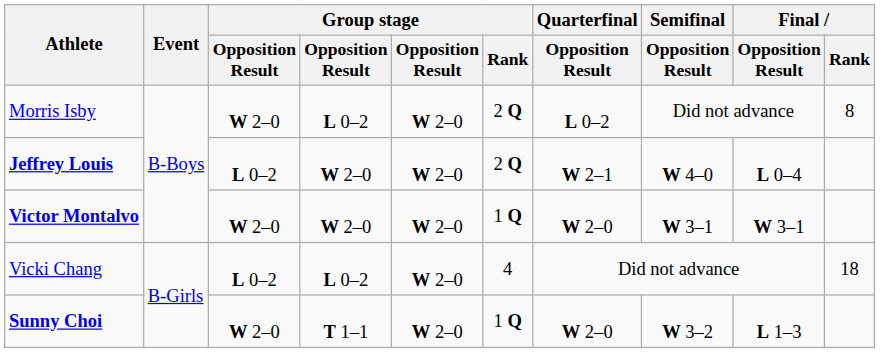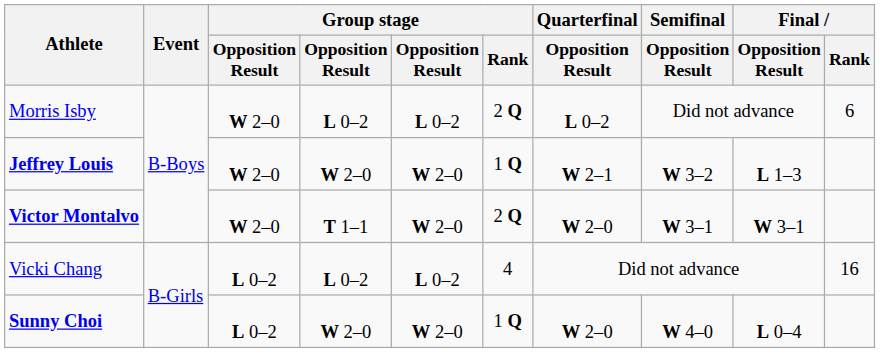(437, 122) W 2–0 -> (437, 122) L 0–2
(850, 111) 8 -> (850, 111) 6
(254, 174) L 0–2 -> (254, 174) W 2–0
(508, 163) 2 Q -> (508, 163) 1 Q
(688, 174) W 4–0 -> (688, 174) W 3–2
(779, 174) L 0–4 -> (779, 174) L 1–3
(346, 227) W 2–0 -> (346, 227) T 1–1
(508, 216) 1 Q -> (508, 216) 2 Q
(437, 279) W 2–0 -> (437, 279) L 0–2
(850, 268) 18 -> (850, 268) 16
(254, 332) W 2–0 -> (254, 332) L 0–2
(346, 332) T 1–1 -> (346, 332) W 2–0
(688, 332) W 3–2 -> (688, 332) W 4–0
(779, 332) L 1–3 -> (779, 332) L 0–4
